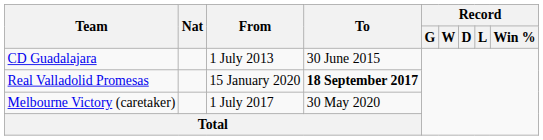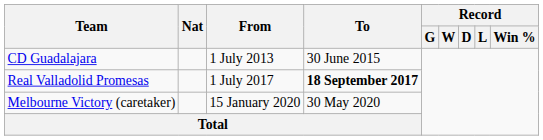(255, 80) 15 January 2020 -> (242, 80) 1 July 2017
(242, 102) 1 July 2017 -> (255, 102) 15 January 2020
